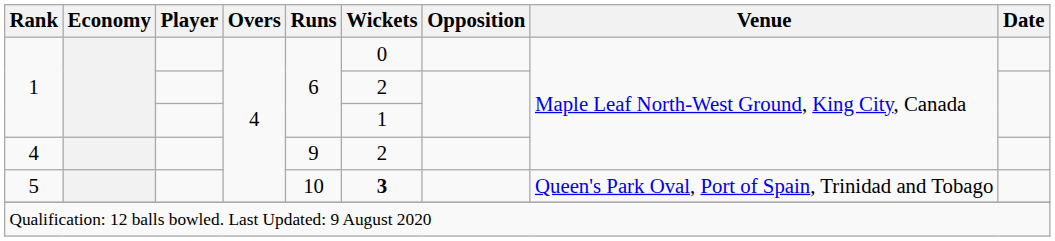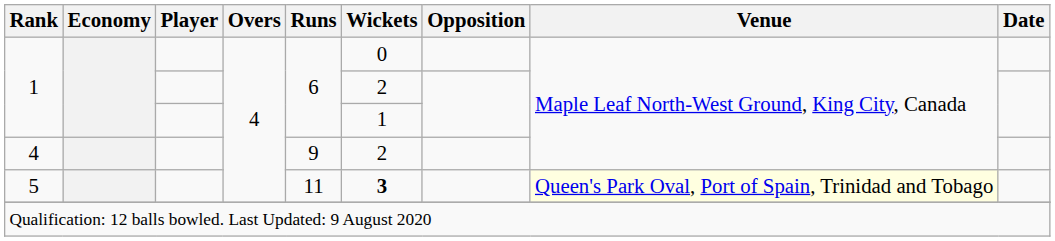(314, 185) 10 -> (314, 185) 11
(764, 185) no background -> (764, 185) lightyellow background
